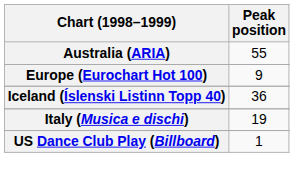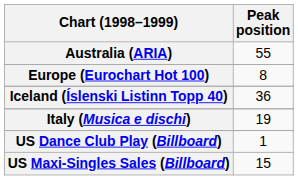(259, 75) 9 -> (263, 75) 8
+ row: (119, 163)
